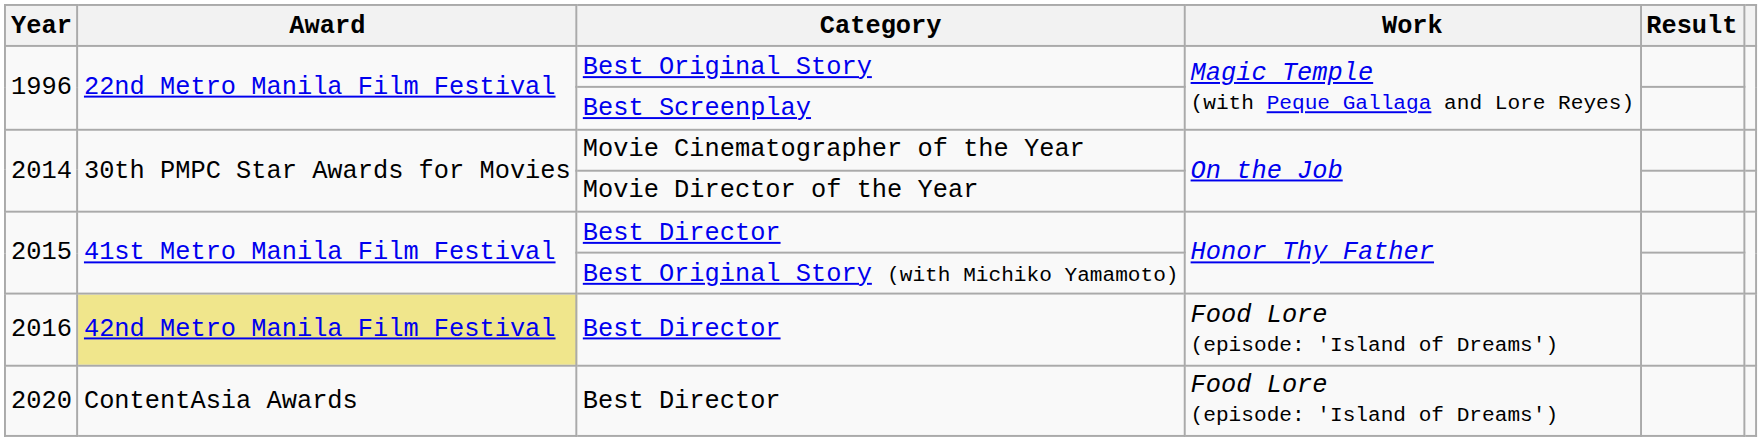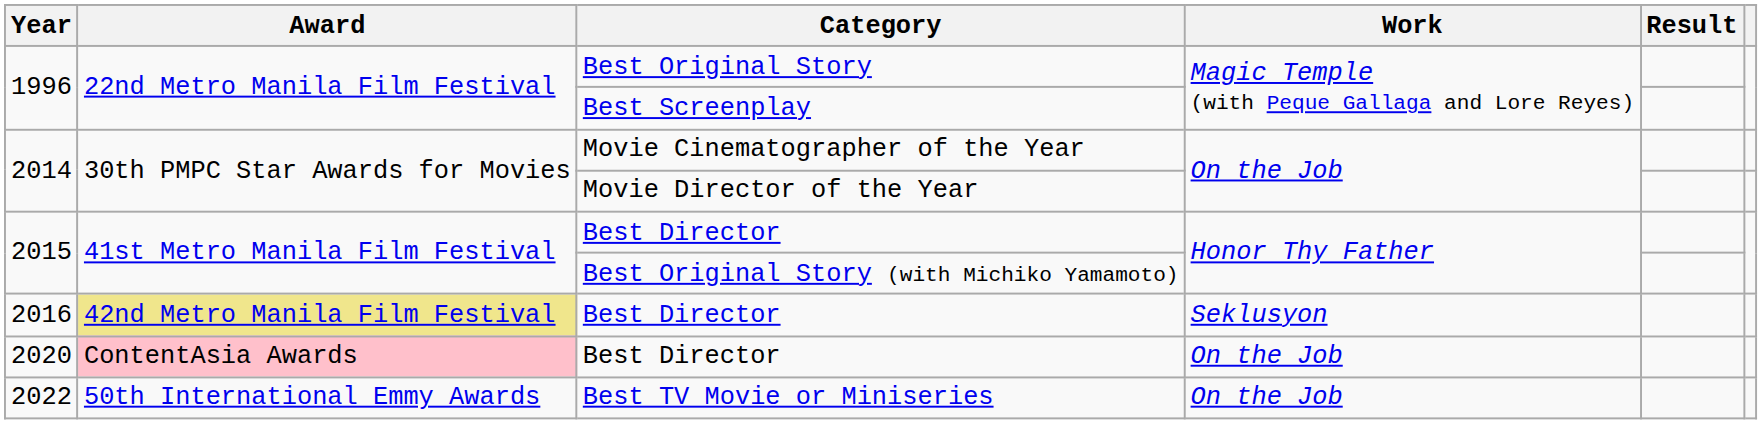(1374, 328) Food Lore (episode: 'Island of Dreams') -> (1259, 315) Seklusyon
(221, 400) no background -> (221, 356) pink background
(1374, 399) Food Lore (episode: 'Island of Dreams') -> (1267, 356) On the Job
+ row: (41, 397)
